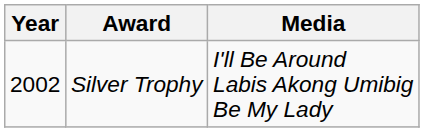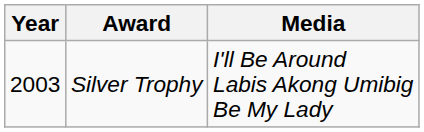(35, 84) 2002 -> (35, 84) 2003
